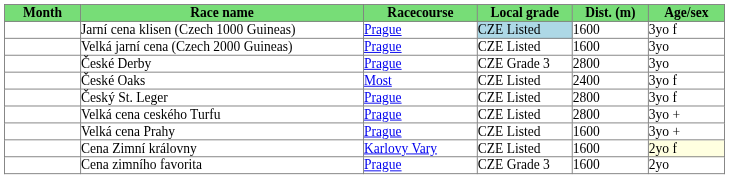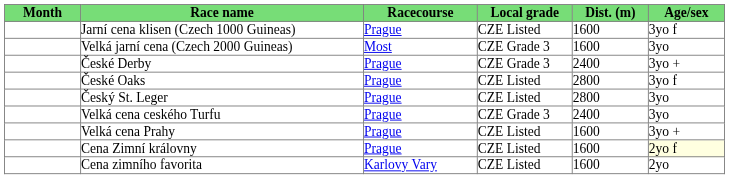(509, 29) lightblue background -> (509, 29) no background
(383, 46) Prague -> (378, 46) Most
(509, 46) CZE Listed -> (514, 46) CZE Grade 3
(586, 63) 2800 -> (586, 63) 2400
(659, 63) 3yo -> (664, 63) 3yo +
(378, 80) Most -> (383, 80) Prague
(586, 80) 2400 -> (586, 80) 2800
(663, 97) 3yo f -> (659, 97) 3yo
(509, 114) CZE Listed -> (514, 114) CZE Grade 3
(586, 114) 2800 -> (586, 114) 2400
(664, 114) 3yo + -> (659, 114) 3yo
(401, 148) Karlovy Vary -> (383, 148) Prague
(383, 165) Prague -> (401, 165) Karlovy Vary
(514, 165) CZE Grade 3 -> (509, 165) CZE Listed
